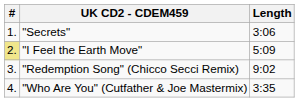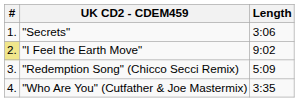(264, 50) 5:09 -> (264, 50) 9:02
(264, 69) 9:02 -> (264, 69) 5:09
